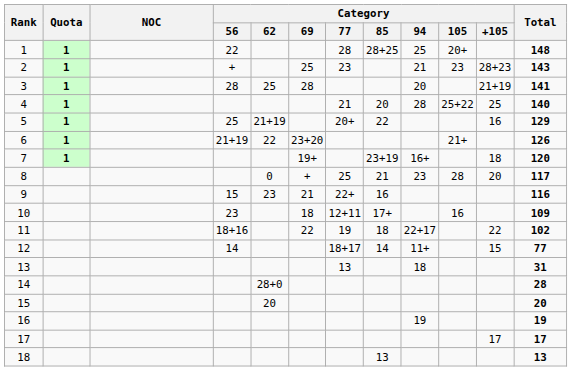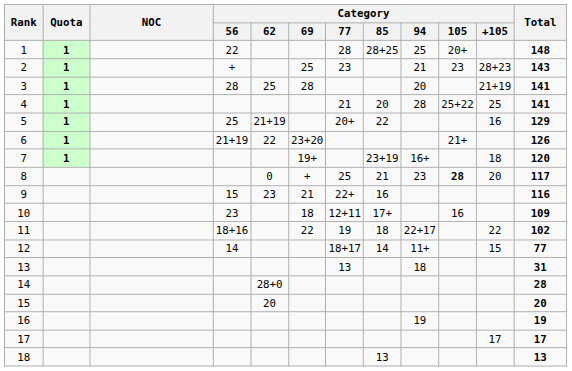(540, 104) 140 -> (540, 104) 141
(457, 176) normal -> (457, 176) bold
